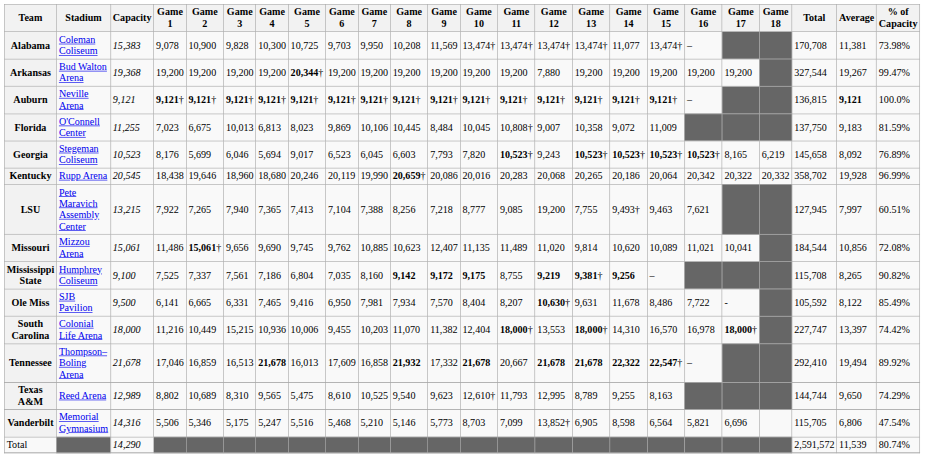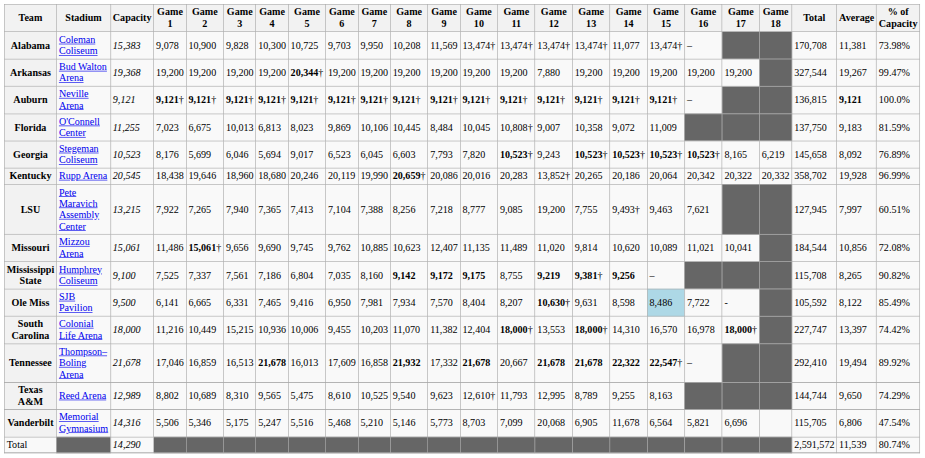(551, 176) 20,068 -> (554, 176) 13,852†
(626, 302) 11,678 -> (623, 302) 8,598
(661, 302) no background -> (661, 302) lightblue background
(554, 423) 13,852† -> (551, 423) 20,068
(623, 423) 8,598 -> (626, 423) 11,678
